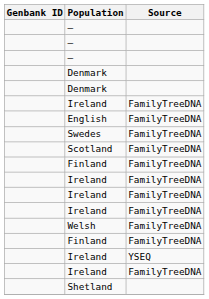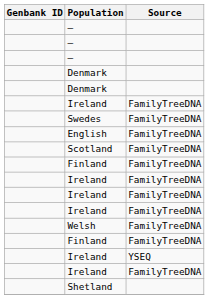rows swapped: (84, 134) <-> (87, 119)
